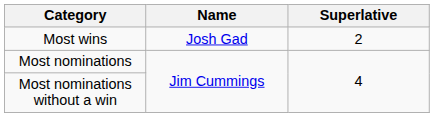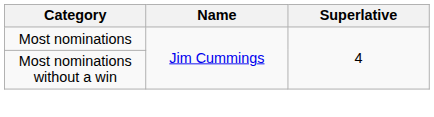- row: (75, 38)
